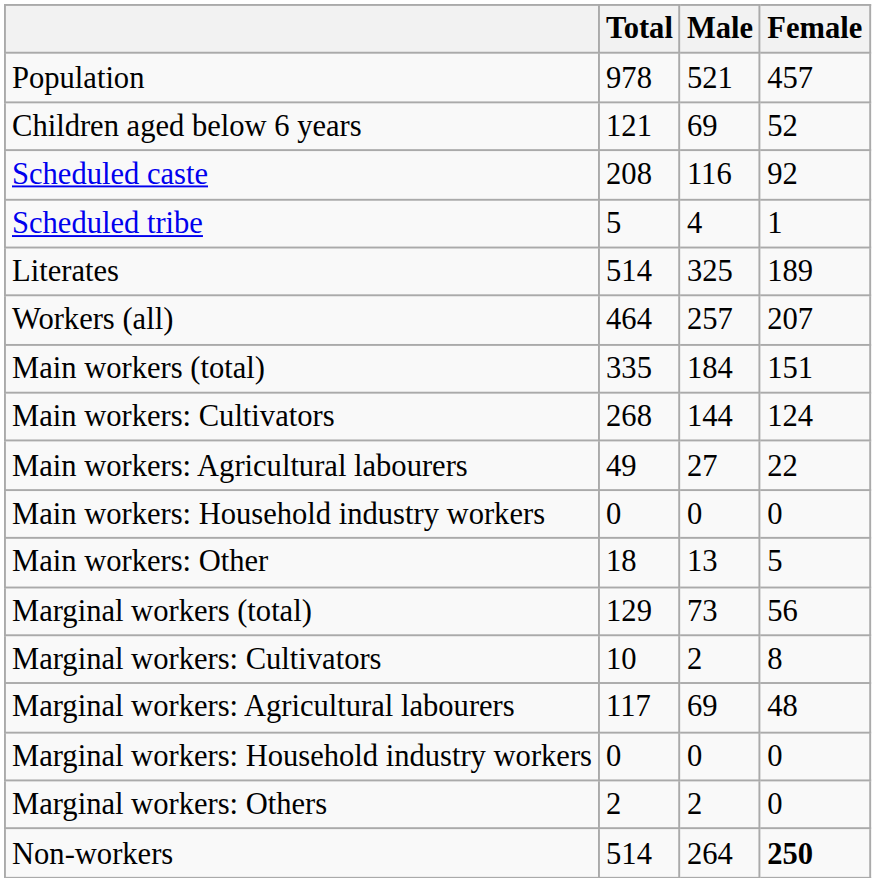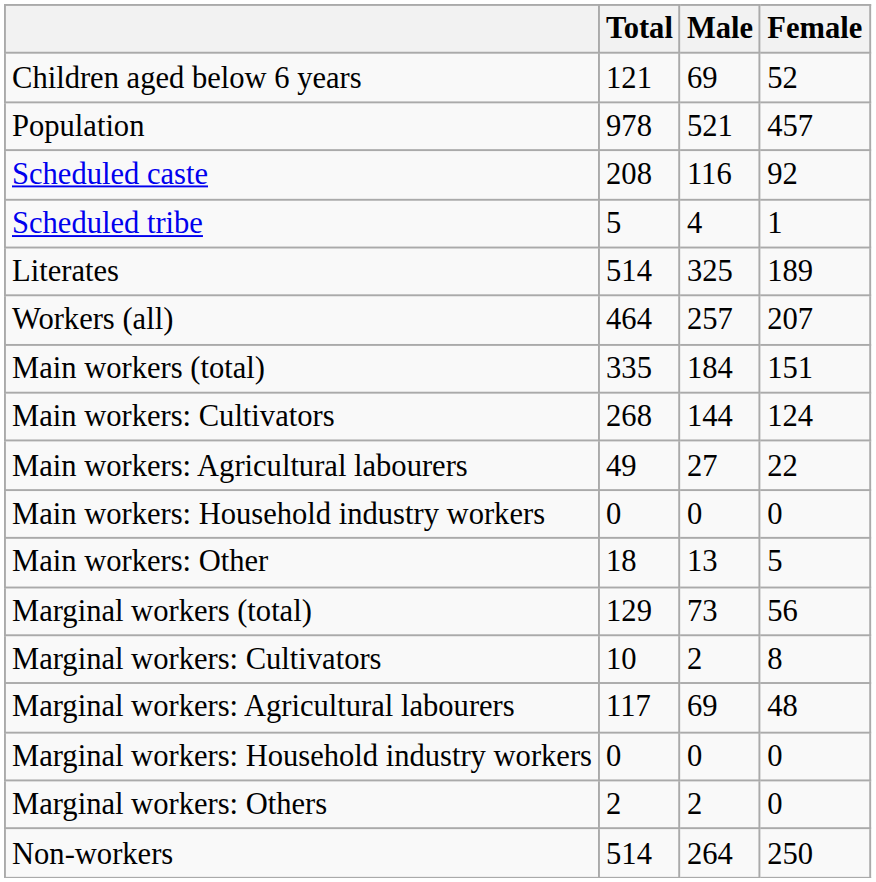rows swapped: (78, 77) <-> (187, 125)
(790, 852) bold -> (790, 852) normal
